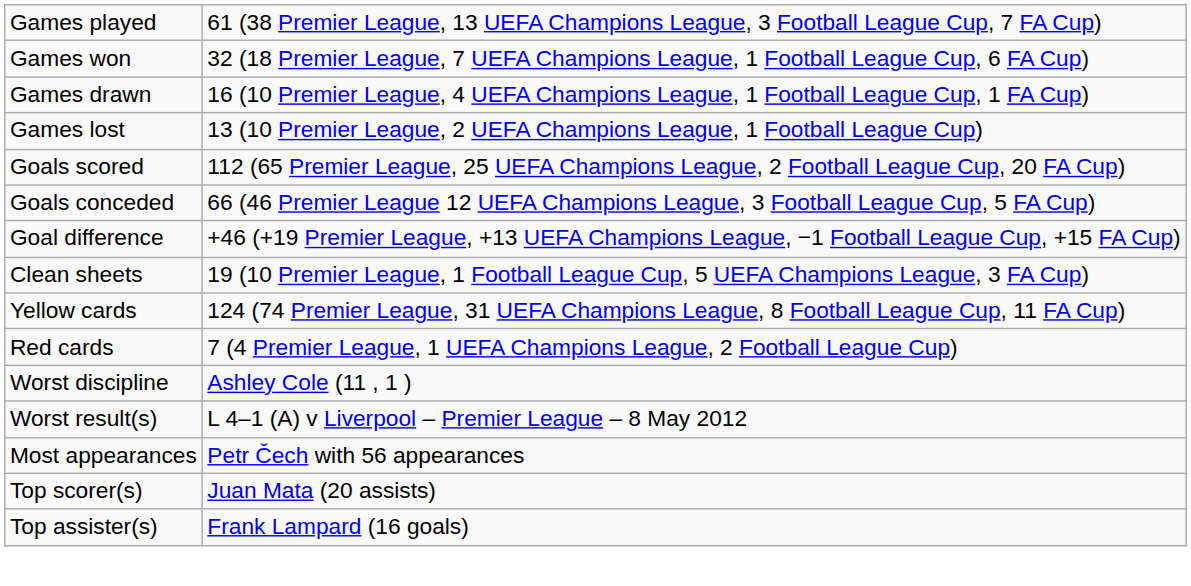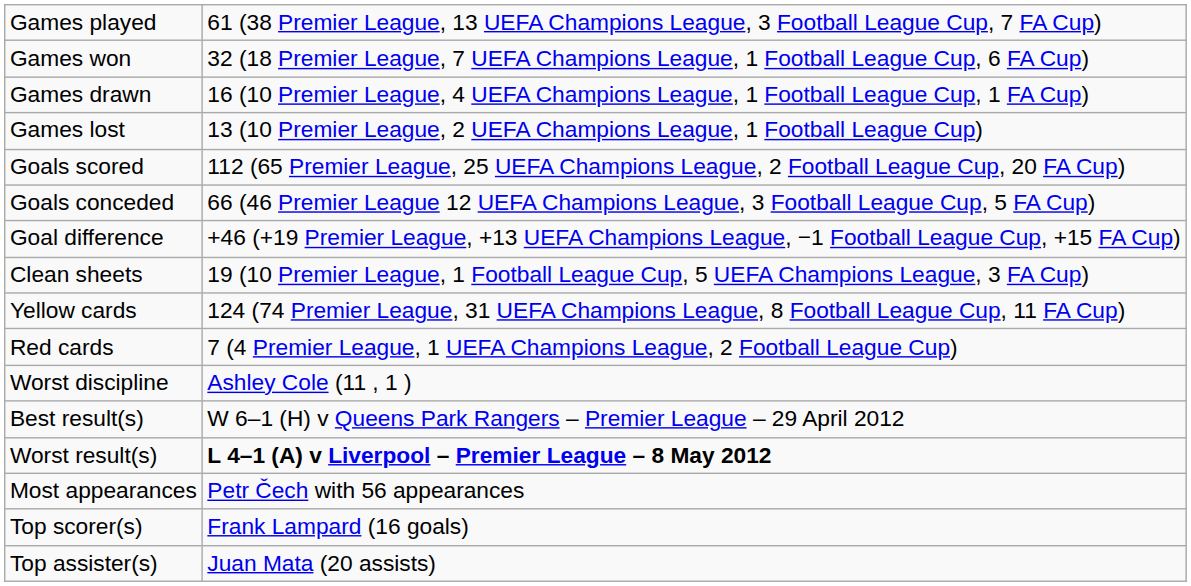+ row: (77, 418)
(477, 418) normal -> (489, 454) bold
(322, 490) Juan Mata (20 assists) -> (338, 526) Frank Lampard (16 goals)
(338, 526) Frank Lampard (16 goals) -> (322, 563) Juan Mata (20 assists)
